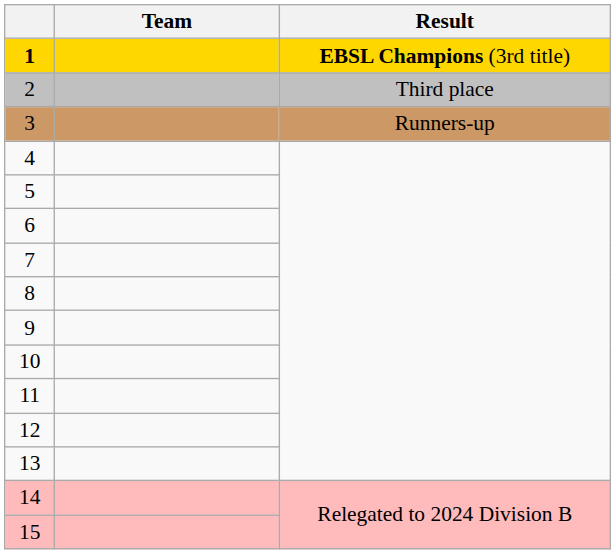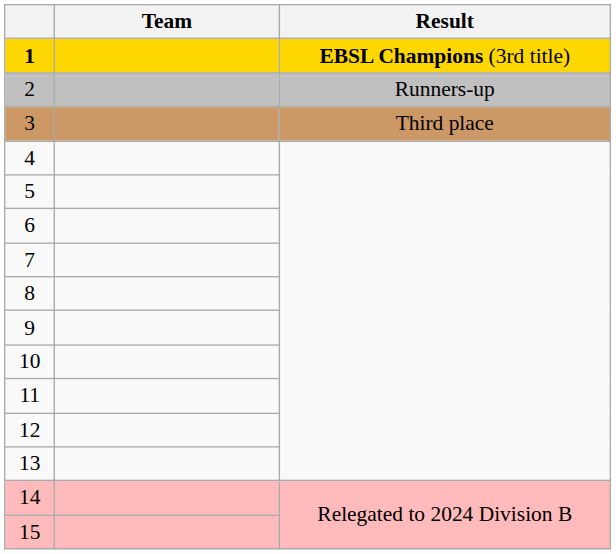(445, 89) Third place -> (445, 89) Runners-up
(445, 123) Runners-up -> (445, 123) Third place
